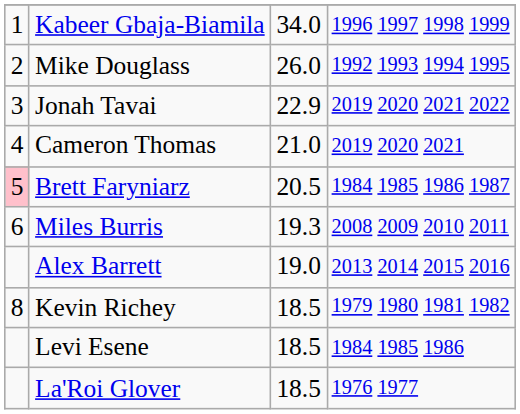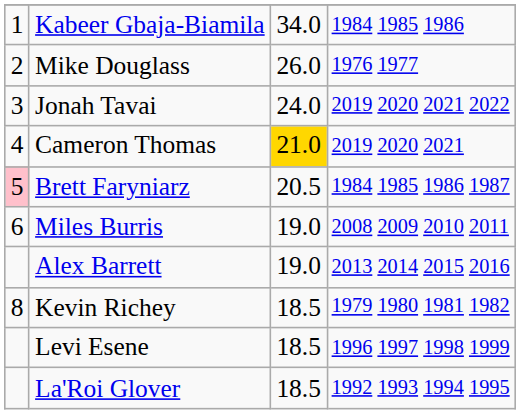(421, 24) 1996 1997 1998 1999 -> (398, 24) 1984 1985 1986
(421, 65) 1992 1993 1994 1995 -> (375, 65) 1976 1977
(299, 105) 22.9 -> (299, 105) 24.0
(299, 145) no background -> (299, 145) gold background
(299, 226) 19.3 -> (299, 226) 19.0
(398, 347) 1984 1985 1986 -> (421, 347) 1996 1997 1998 1999
(375, 387) 1976 1977 -> (421, 387) 1992 1993 1994 1995
